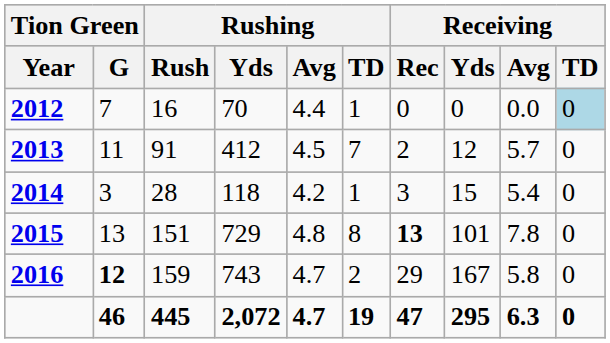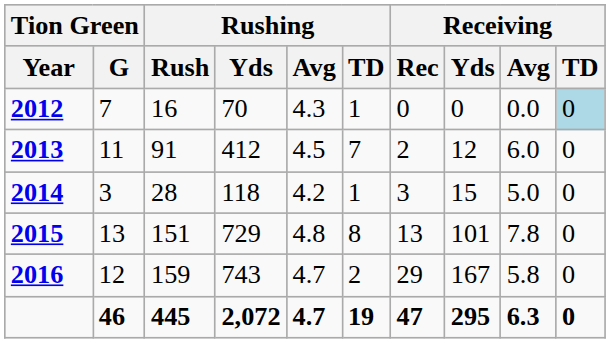(309, 108) 4.4 -> (309, 108) 4.3
(523, 150) 5.7 -> (523, 150) 6.0
(523, 191) 5.4 -> (523, 191) 5.0
(410, 233) bold -> (410, 233) normal
(112, 274) bold -> (112, 274) normal
